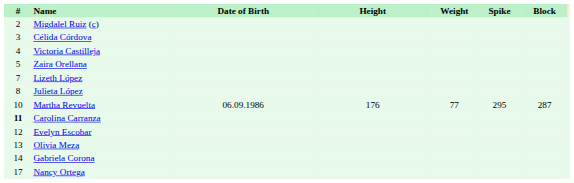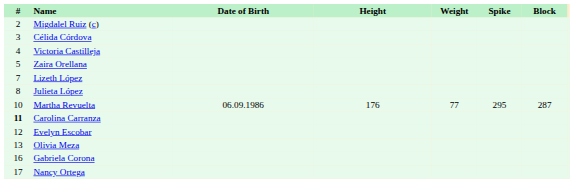(18, 158) 14 -> (18, 158) 16
